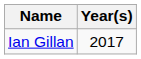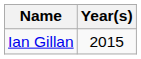(107, 41) 2017 -> (107, 41) 2015
